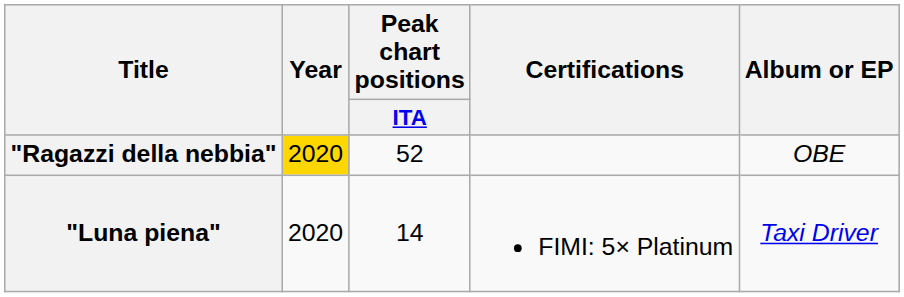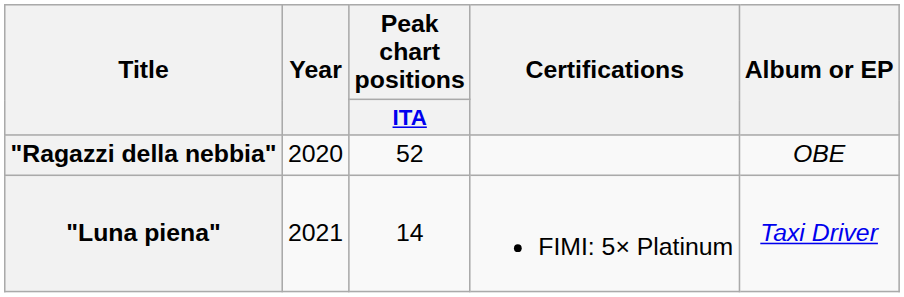(316, 154) gold background -> (316, 154) no background
(316, 232) 2020 -> (316, 232) 2021
